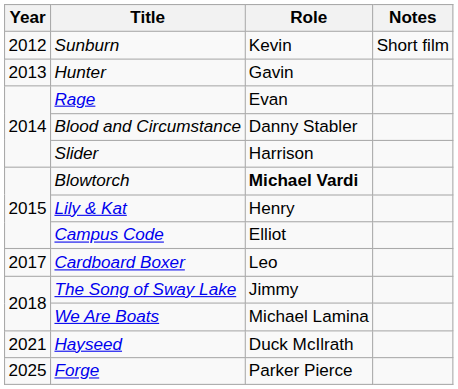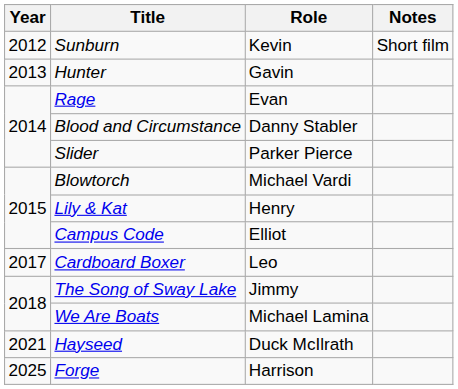(281, 153) Harrison -> (301, 153) Parker Pierce
(304, 180) bold -> (300, 180) normal
(301, 371) Parker Pierce -> (281, 371) Harrison
